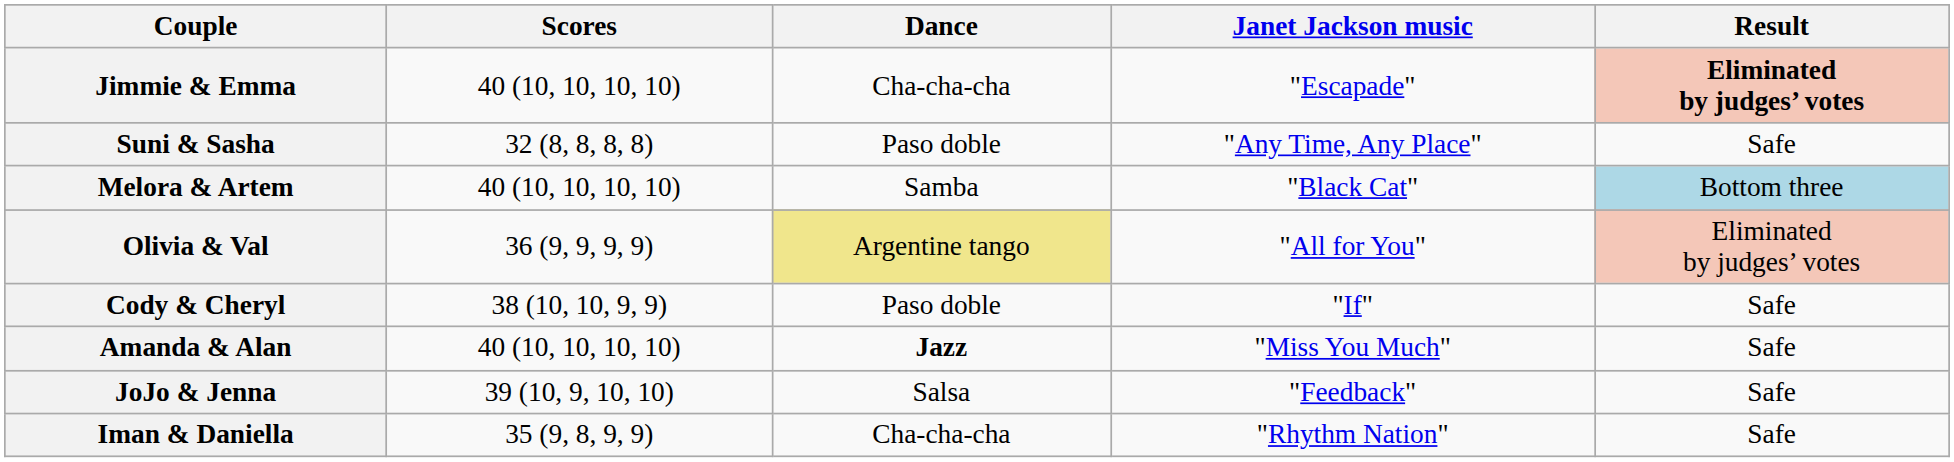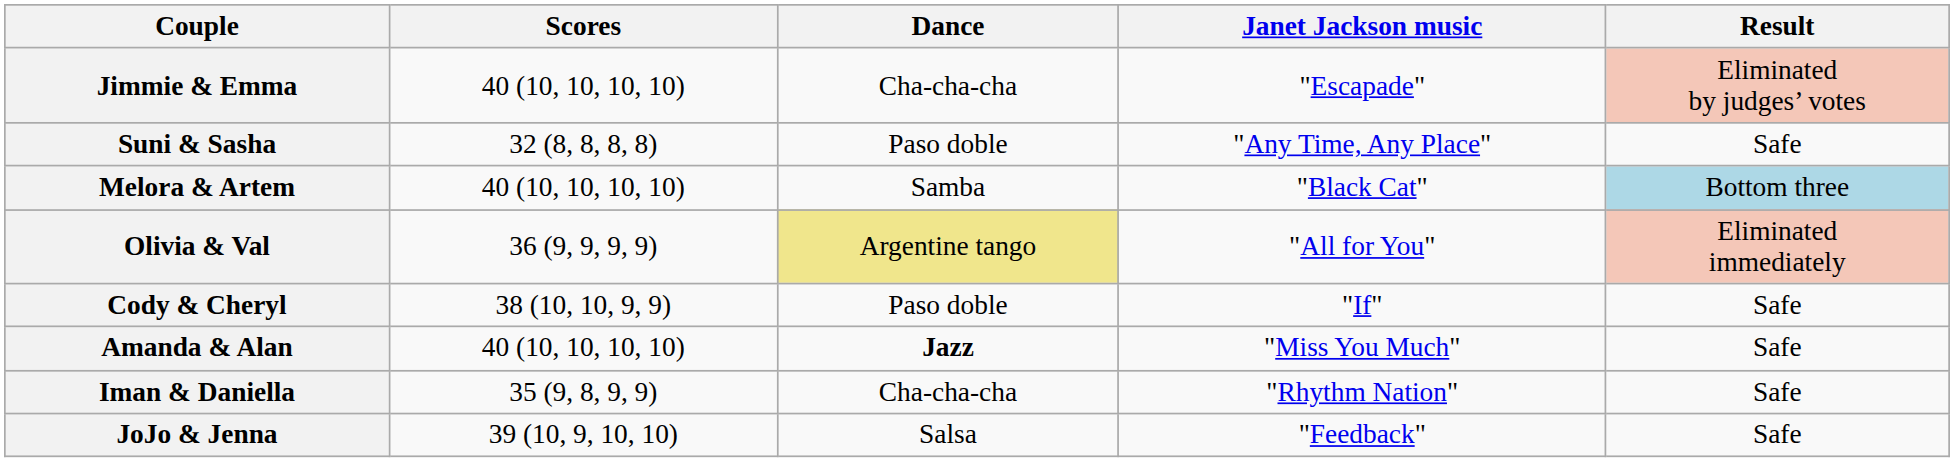(1772, 84) bold -> (1777, 84) normal
(1772, 245) Eliminated by judges’ votes -> (1777, 245) Eliminated immediately
rows swapped: (196, 434) <-> (196, 391)
